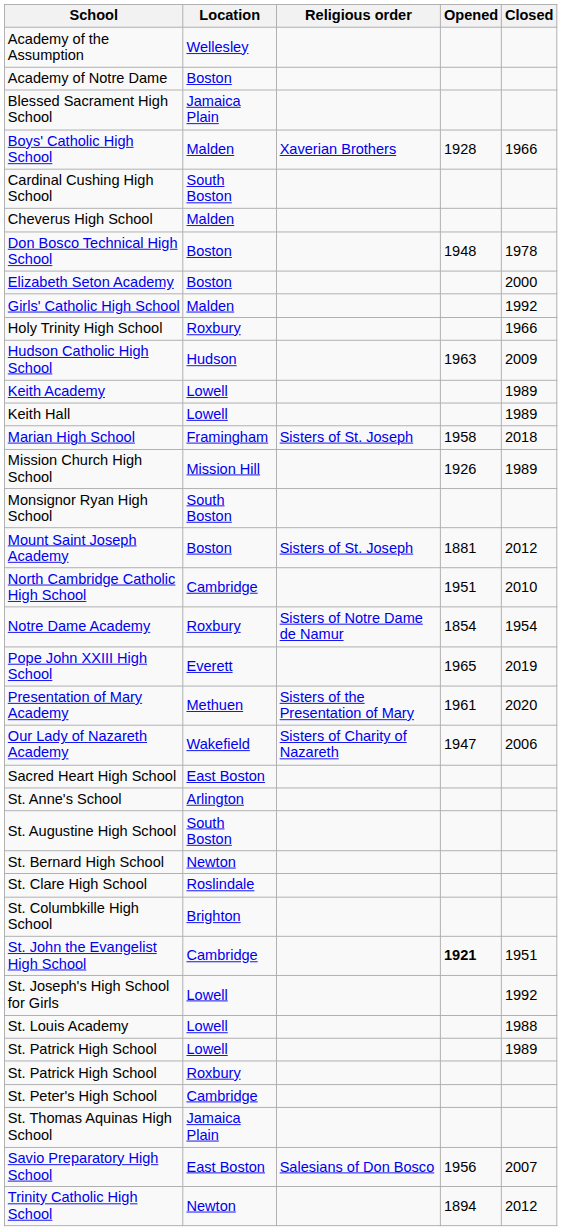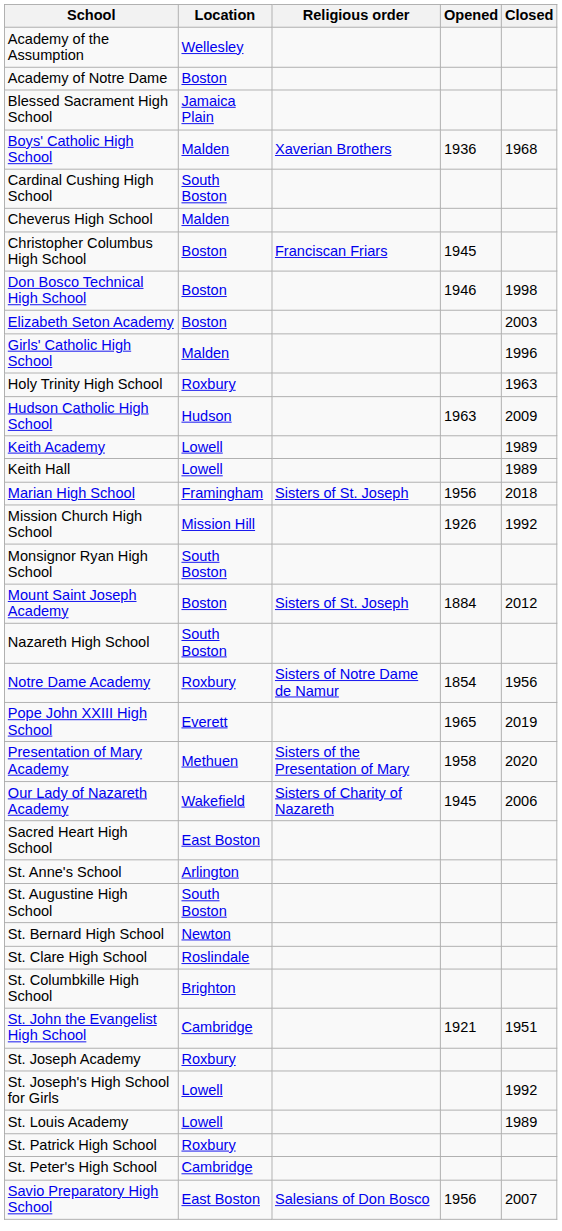(460, 149) 1928 -> (460, 149) 1936
(521, 149) 1966 -> (521, 149) 1968
+ row: (80, 251)
(460, 251) 1948 -> (460, 290) 1946
(521, 251) 1978 -> (521, 290) 1998
(521, 282) 2000 -> (521, 322) 2003
(521, 305) 1992 -> (521, 353) 1996
(521, 328) 1966 -> (521, 384) 1963
(460, 437) 1958 -> (460, 493) 1956
(521, 468) 1989 -> (521, 524) 1992
(460, 547) 1881 -> (460, 603) 1884
+ row: (79, 643)
- row: (92, 587)
(521, 626) 1954 -> (521, 682) 1956
(460, 705) 1961 -> (460, 761) 1958
(460, 745) 1947 -> (460, 801) 1945
(460, 955) bold -> (460, 1028) normal
+ row: (74, 1059)
(521, 1026) 1988 -> (521, 1122) 1989
- row: (82, 1049)
- row: (90, 1127)
- row: (73, 1206)
